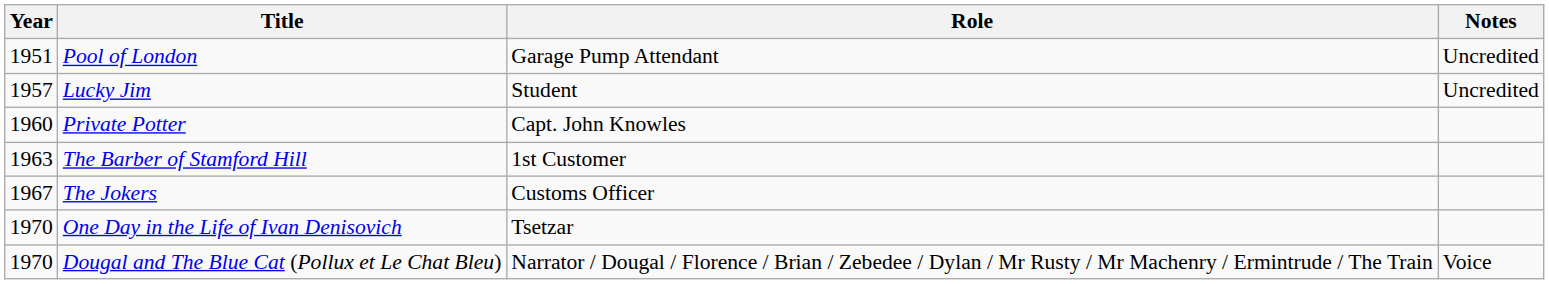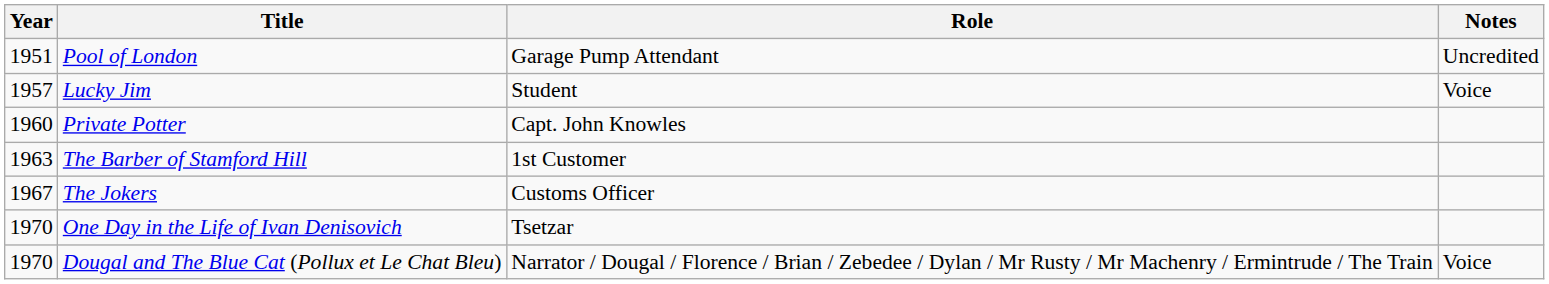(1491, 90) Uncredited -> (1467, 90) Voice
